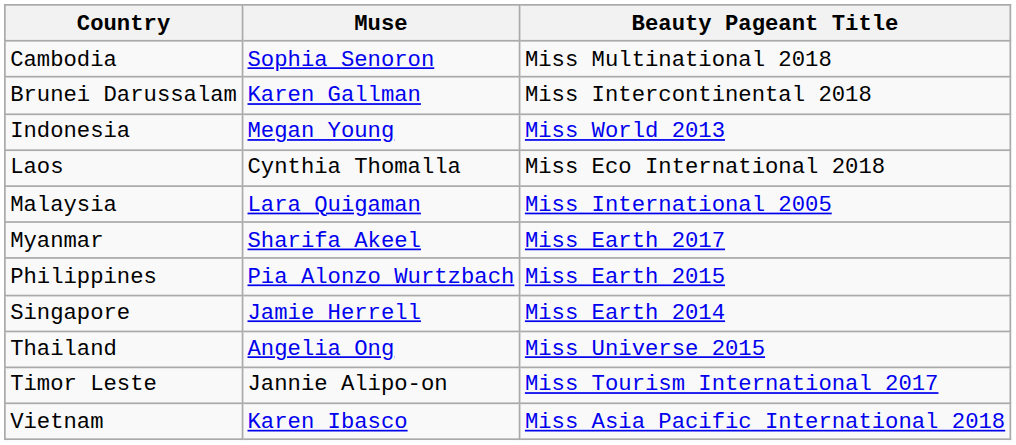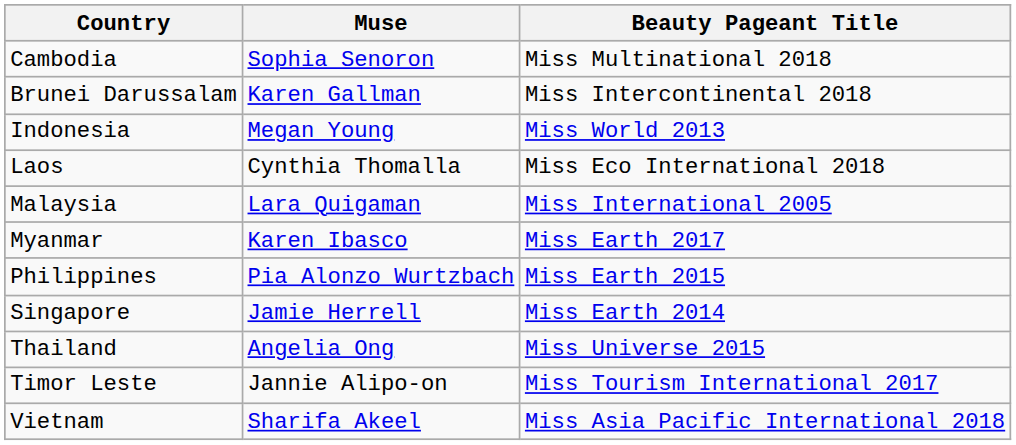(334, 240) Sharifa Akeel -> (328, 240) Karen Ibasco
(328, 422) Karen Ibasco -> (334, 422) Sharifa Akeel
